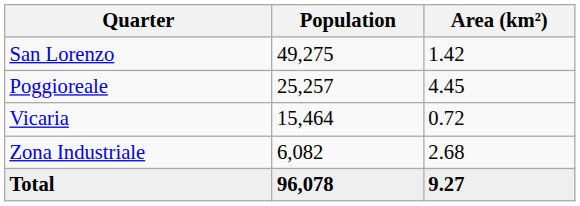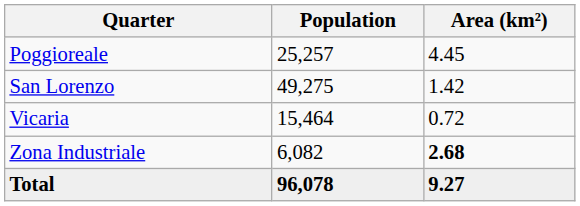rows swapped: (59, 86) <-> (62, 53)
(499, 152) normal -> (499, 152) bold
